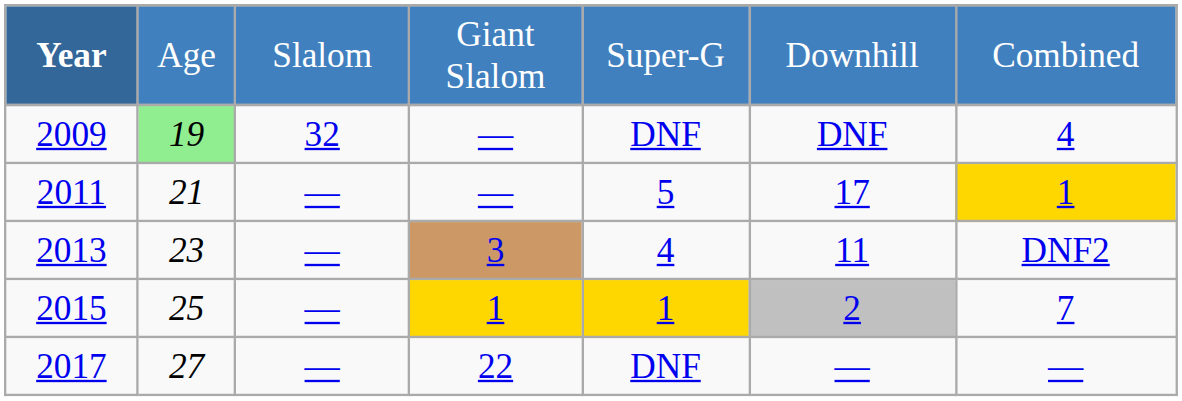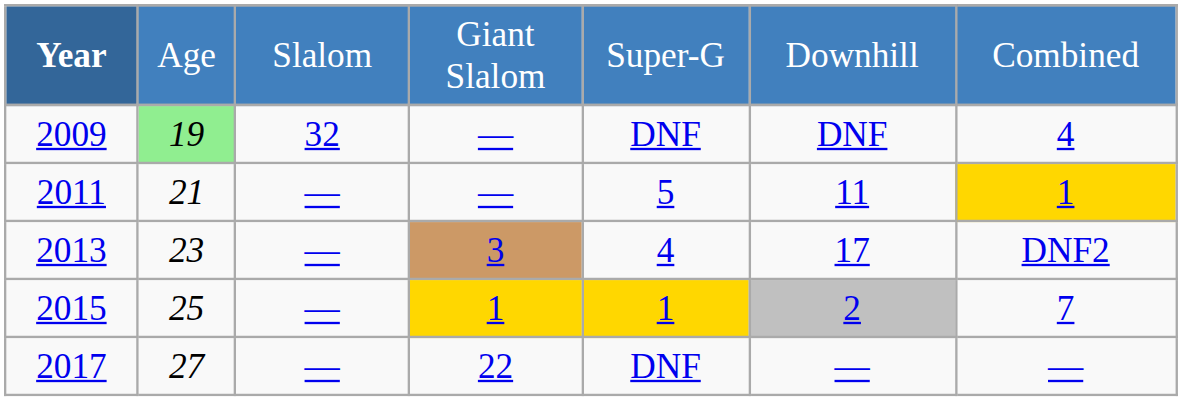(852, 191) 17 -> (852, 191) 11
(852, 249) 11 -> (852, 249) 17
